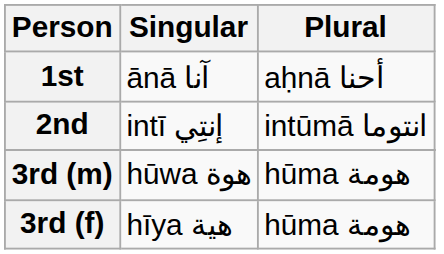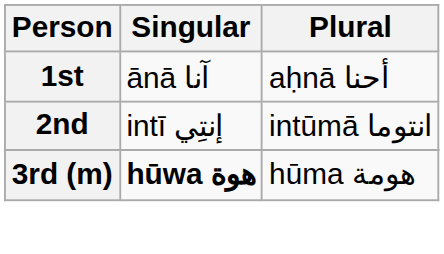(188, 175) normal -> (191, 175) bold
- row: (62, 223)
